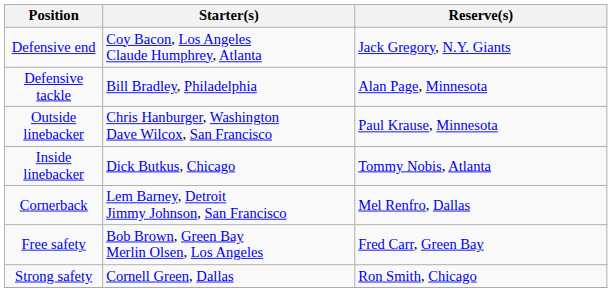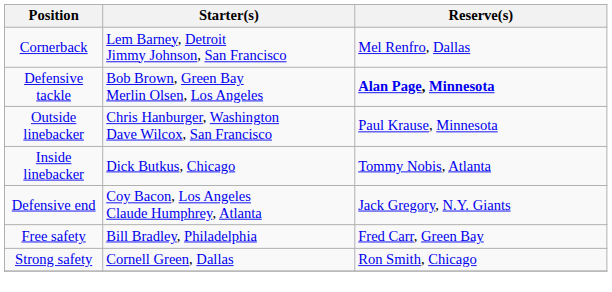rows swapped: (54, 47) <-> (54, 205)
(182, 86) Bill Bradley, Philadelphia -> (185, 86) Bob Brown, Green Bay Merlin Olsen, Los Angeles
(423, 86) normal -> (426, 86) bold
(185, 244) Bob Brown, Green Bay Merlin Olsen, Los Angeles -> (182, 236) Bill Bradley, Philadelphia
